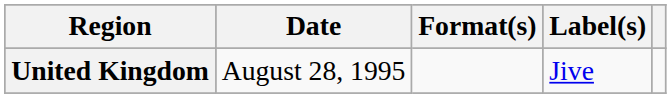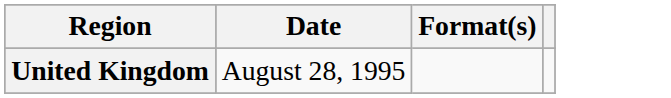- column: (598, 26)
